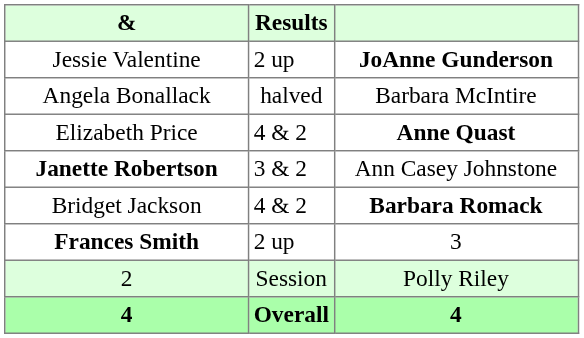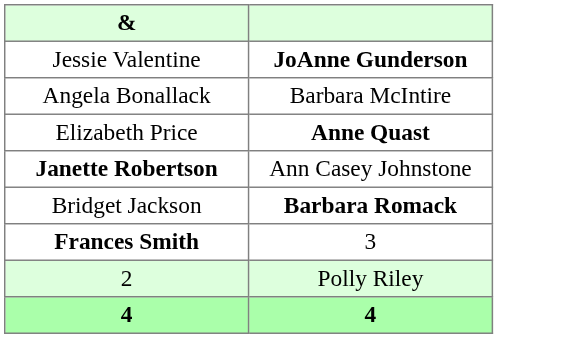- column: (291, 22)
